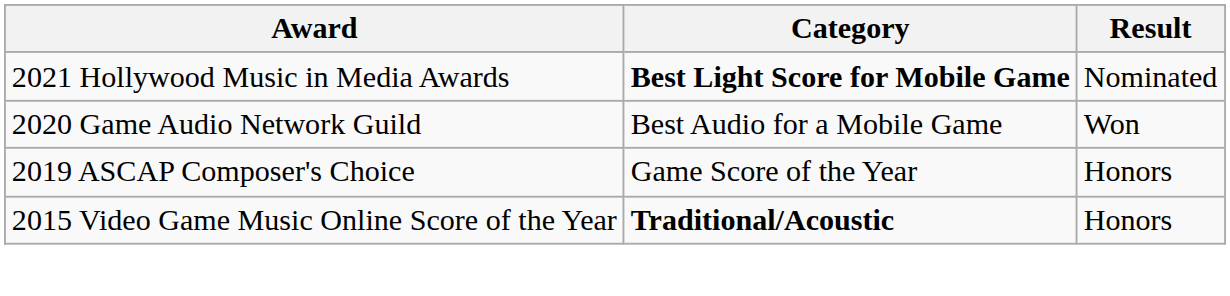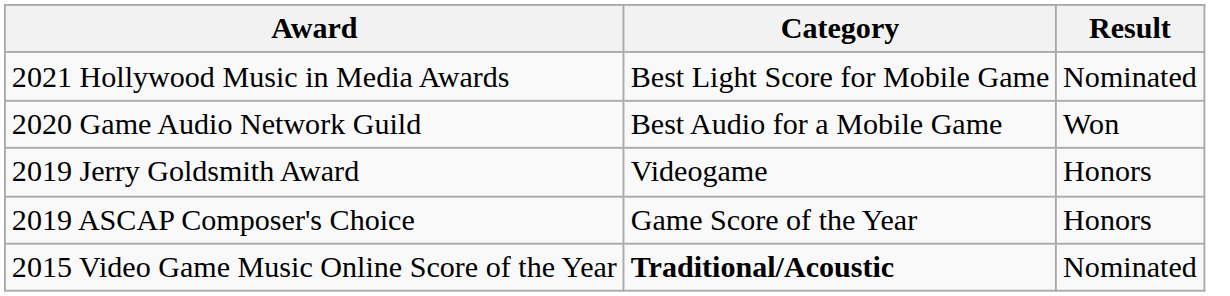(850, 76) bold -> (840, 76) normal
+ row: (186, 171)
(1128, 219) Honors -> (1130, 266) Nominated
